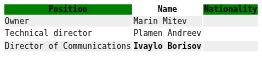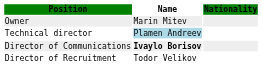(167, 33) no background -> (167, 33) lightblue background
+ row: (61, 58)
